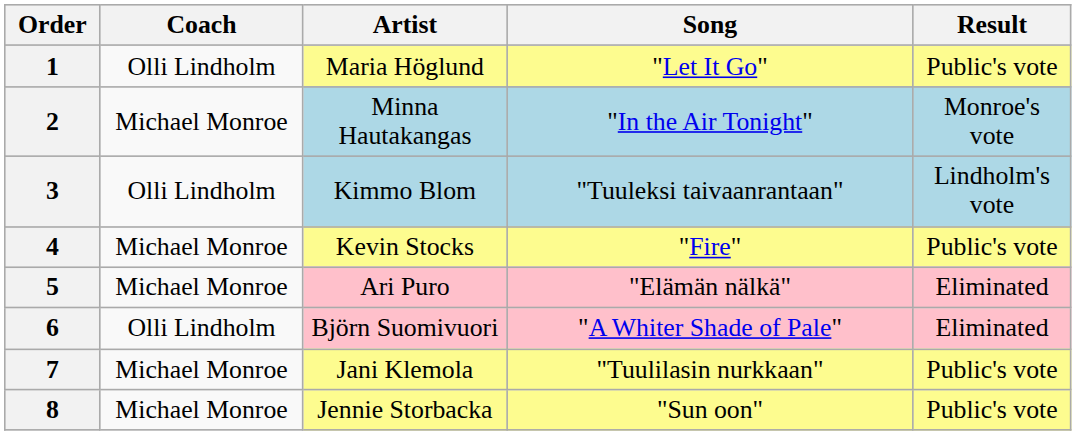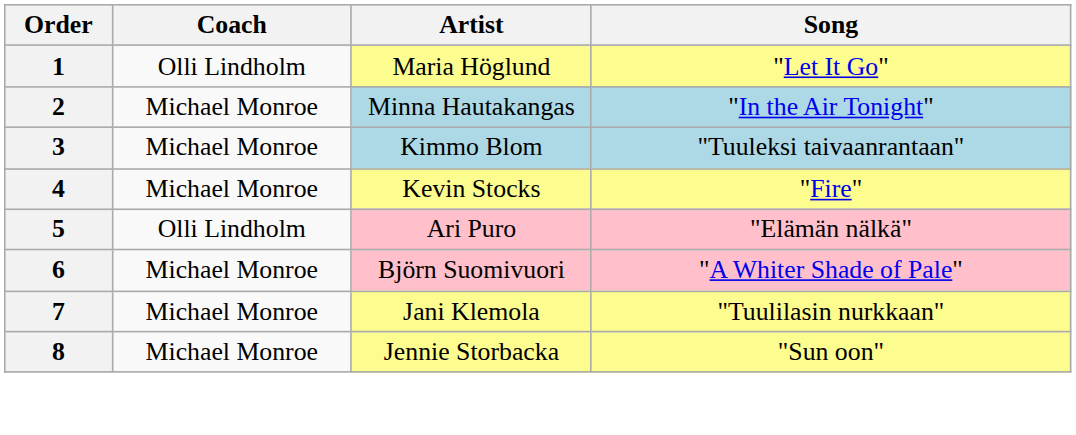- column: (992, 24)
(202, 190) Olli Lindholm -> (232, 147) Michael Monroe
(202, 287) Michael Monroe -> (232, 229) Olli Lindholm
(202, 328) Olli Lindholm -> (232, 270) Michael Monroe
